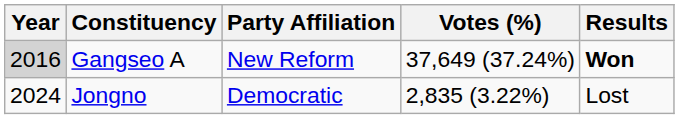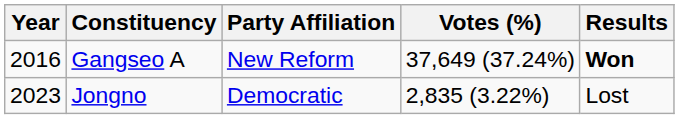(35, 58) lightgrey background -> (35, 58) no background
(35, 95) 2024 -> (35, 95) 2023
